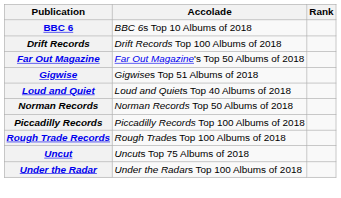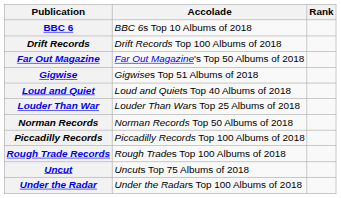+ row: (58, 106)
